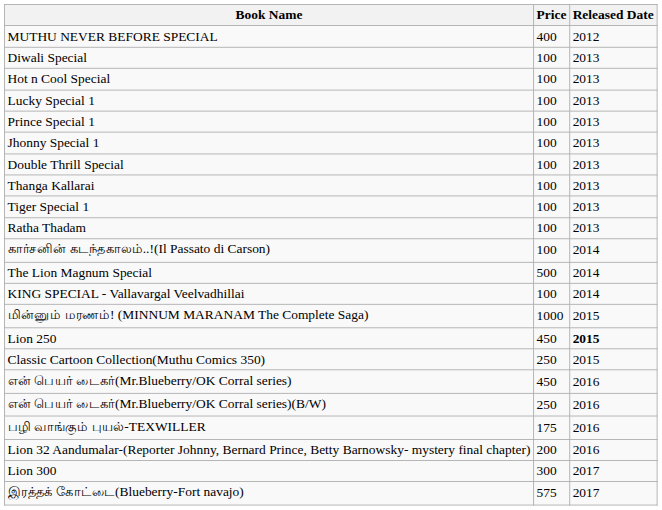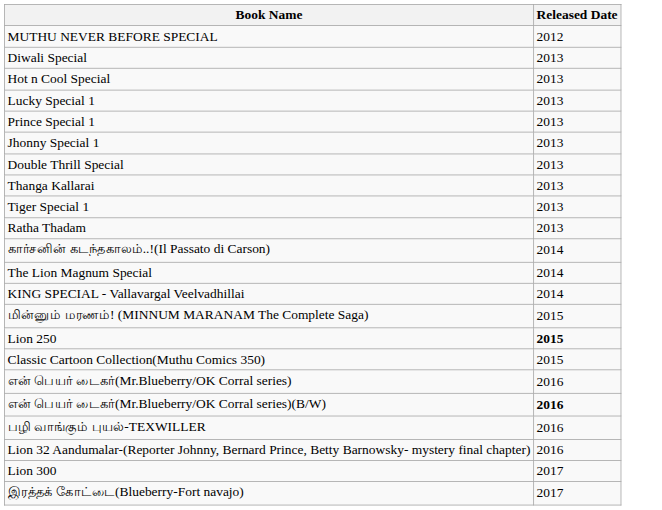- column: (552, 15)
(586, 404) normal -> (550, 404) bold
